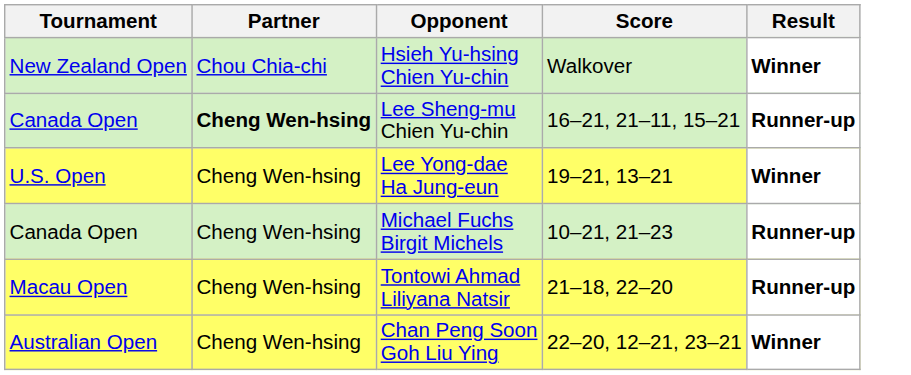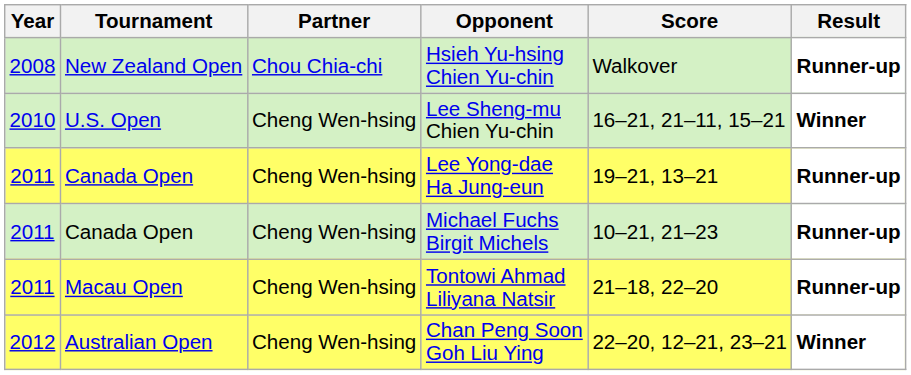+ column: (32, 21)
(786, 65) Winner -> (849, 65) Runner-up
(74, 121) Canada Open -> (113, 121) U.S. Open
(284, 121) bold -> (334, 121) normal
(803, 121) Runner-up -> (831, 121) Winner
(58, 176) U.S. Open -> (129, 176) Canada Open
(786, 176) Winner -> (849, 176) Runner-up
